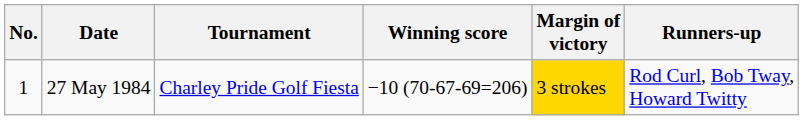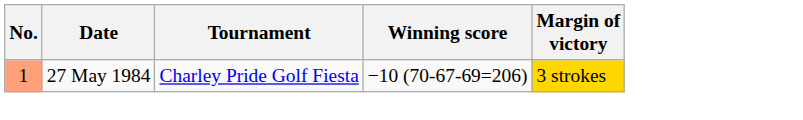- column: (712, 32)
(23, 87) no background -> (23, 75) lightsalmon background
